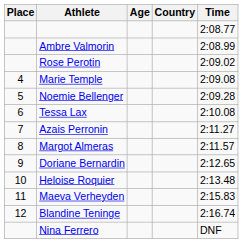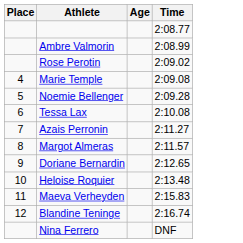- column: (175, 12)
